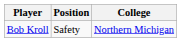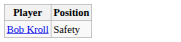- column: (134, 12)
